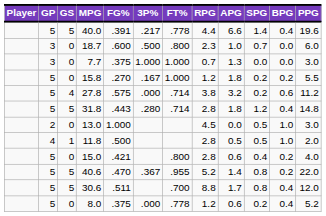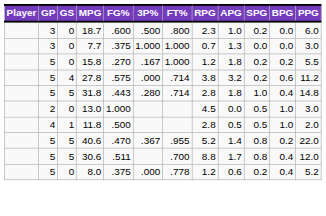- row: (92, 30)
(260, 46) 0.7 -> (260, 30) 0.2
(260, 109) 1.2 -> (260, 93) 1.0
- row: (92, 156)
